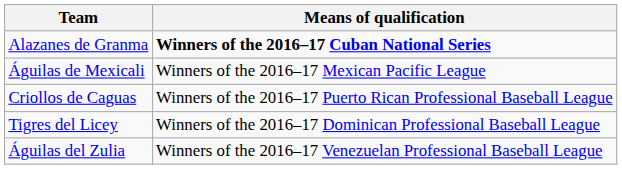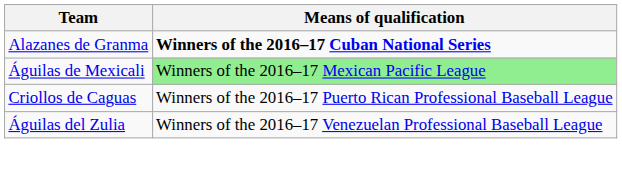(321, 71) no background -> (321, 71) lightgreen background
- row: (63, 124)
